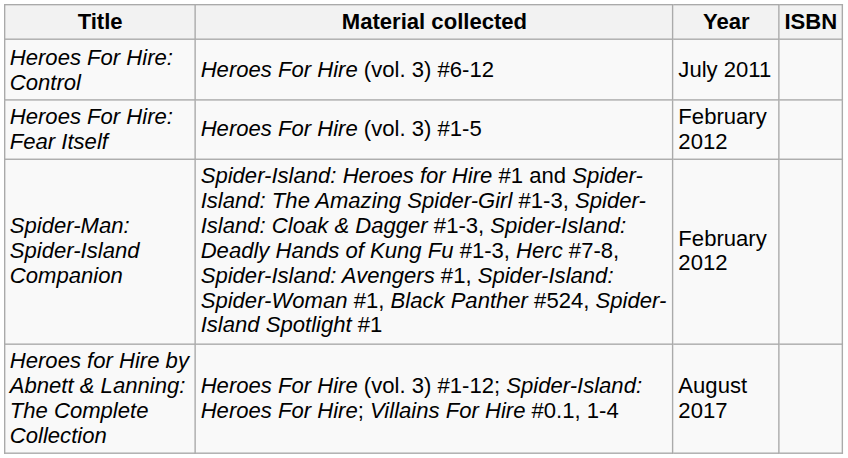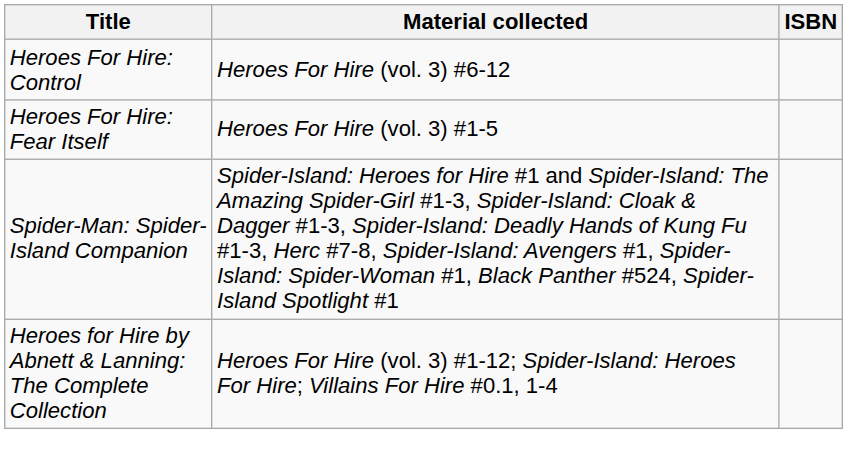- column: (726, 22)
